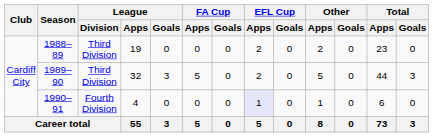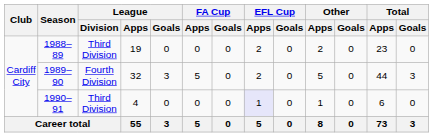(99, 76) Third Division -> (99, 76) Fourth Division
(99, 103) Fourth Division -> (99, 103) Third Division
